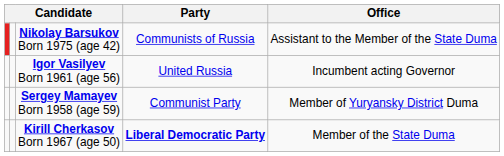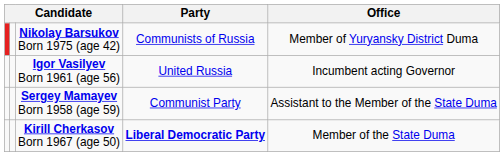(384, 39) Assistant to the Member of the State Duma -> (384, 39) Member of Yuryansky District Duma
(384, 103) Member of Yuryansky District Duma -> (384, 103) Assistant to the Member of the State Duma
